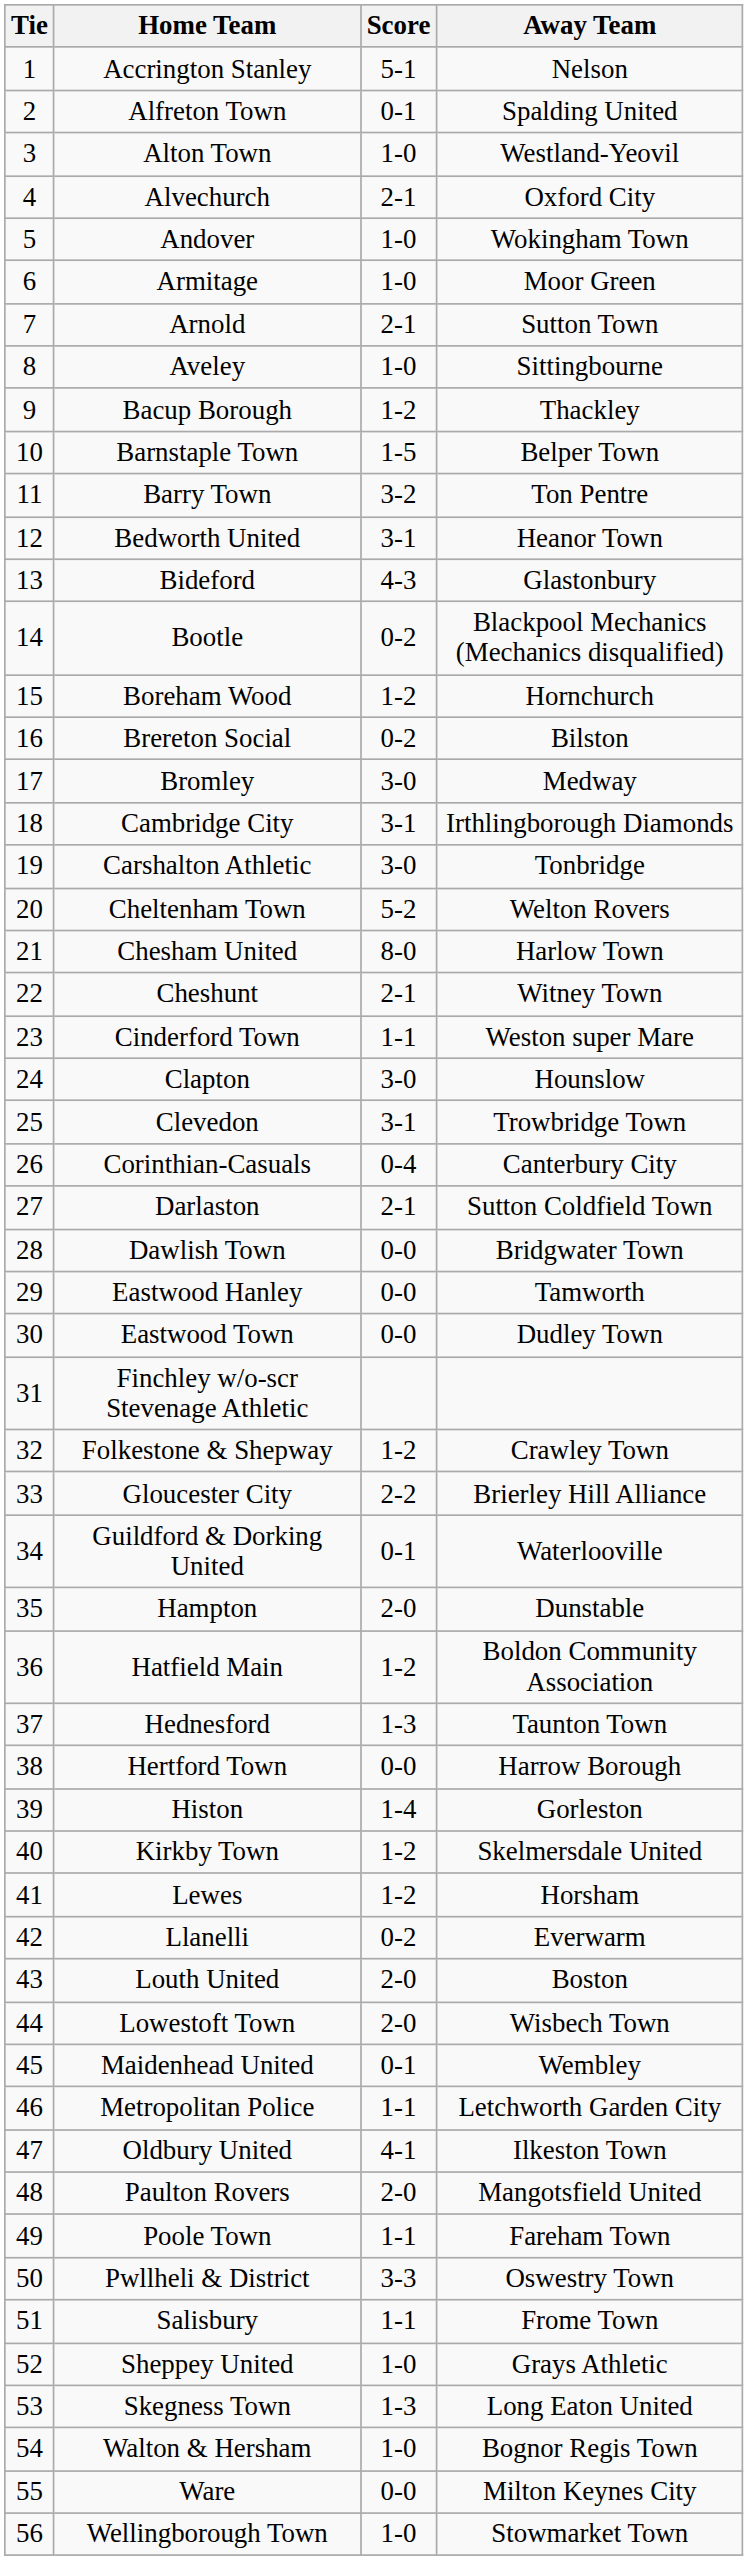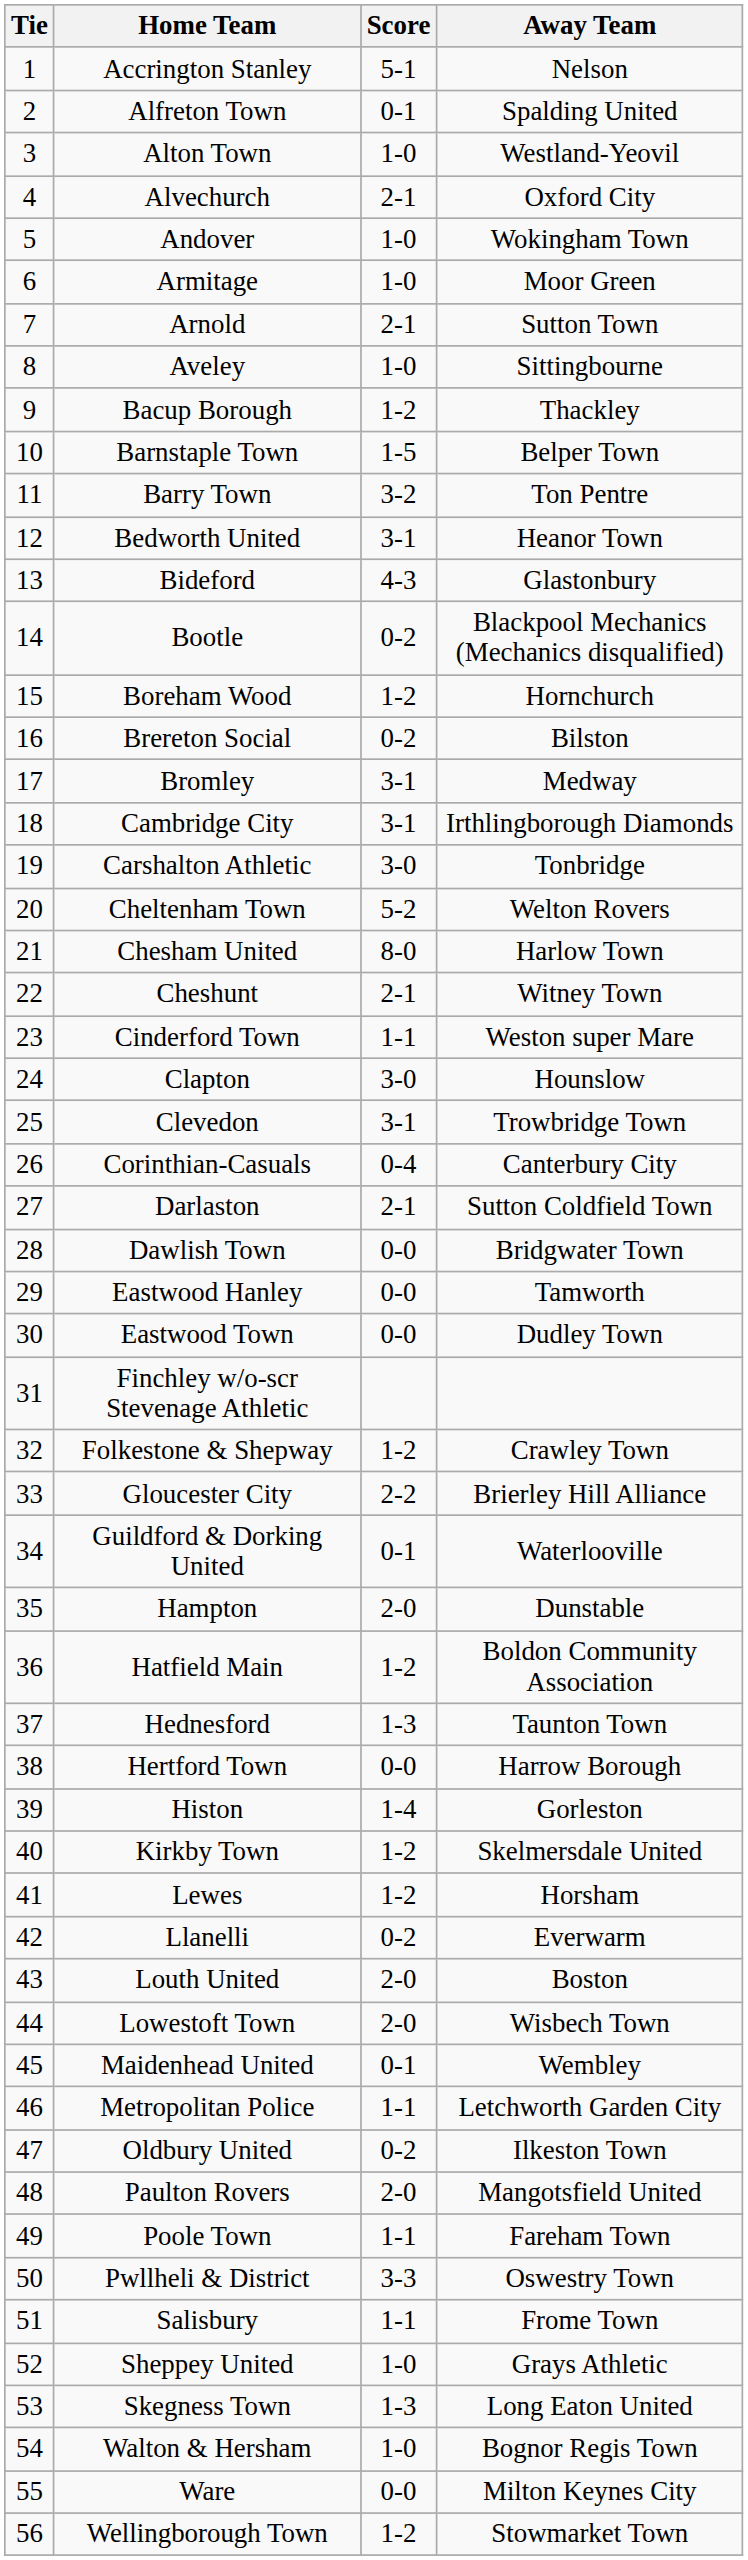(399, 780) 3-0 -> (399, 780) 3-1
(399, 2150) 4-1 -> (399, 2150) 0-2
(399, 2534) 1-0 -> (399, 2534) 1-2
